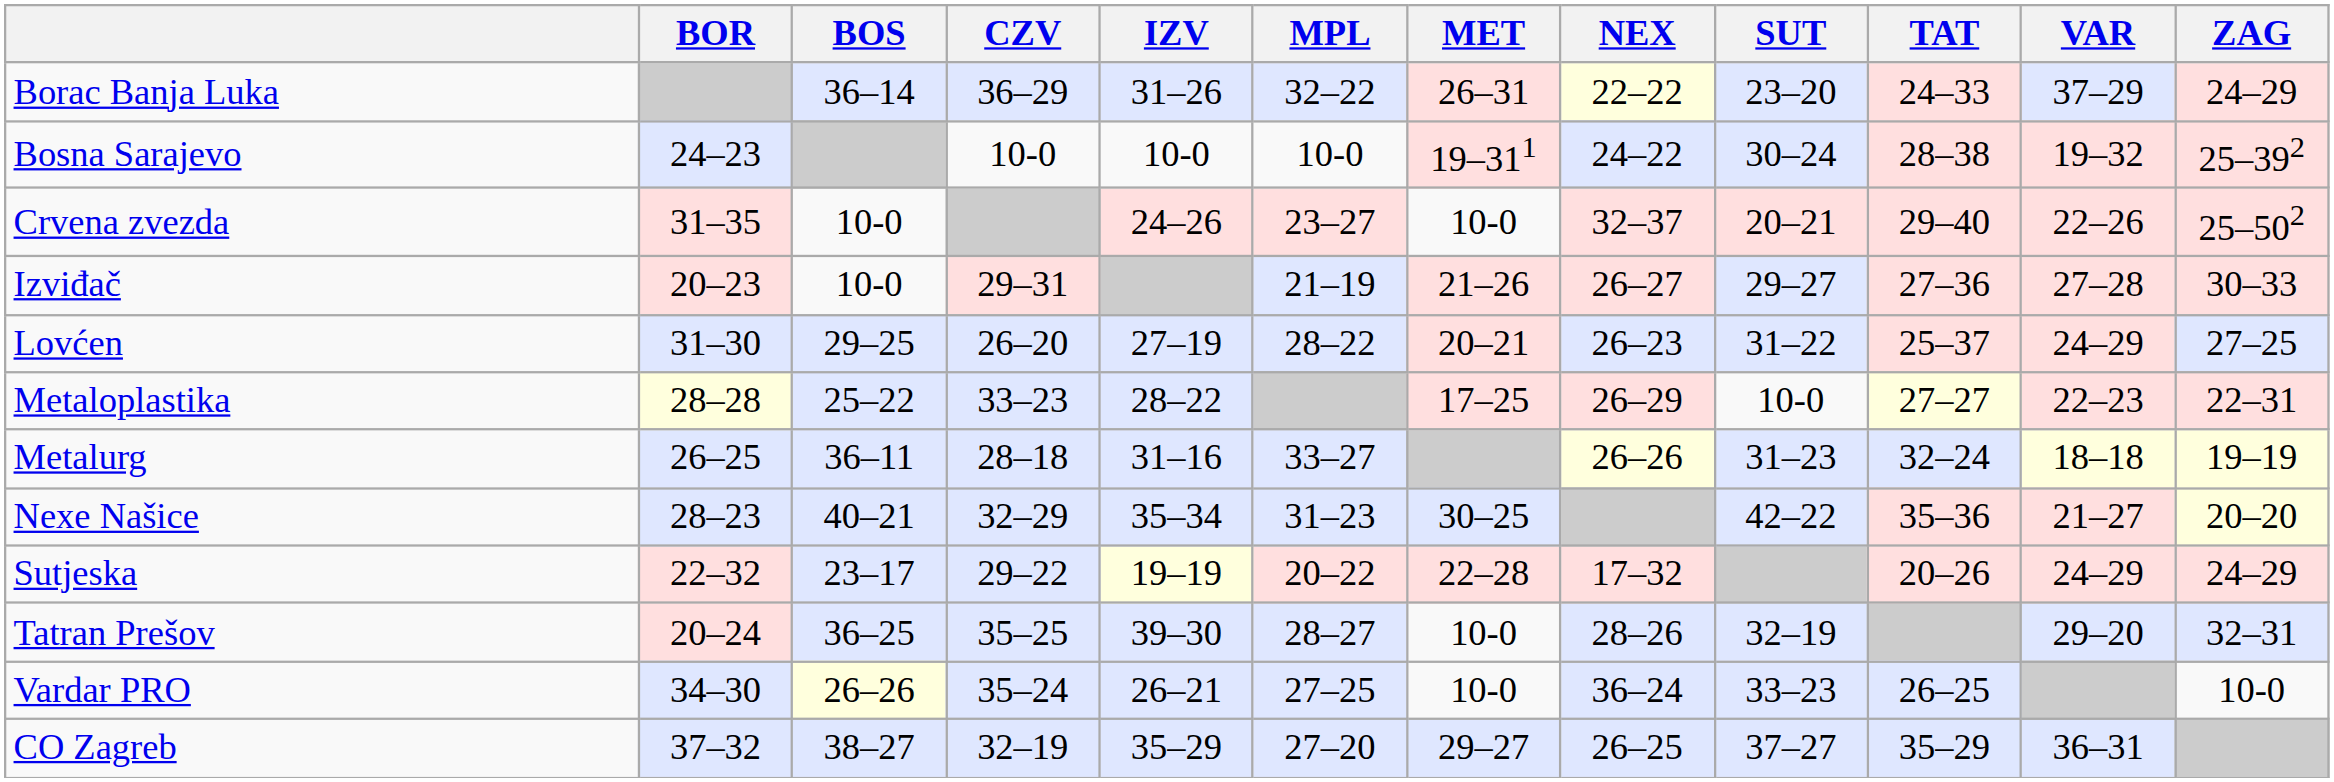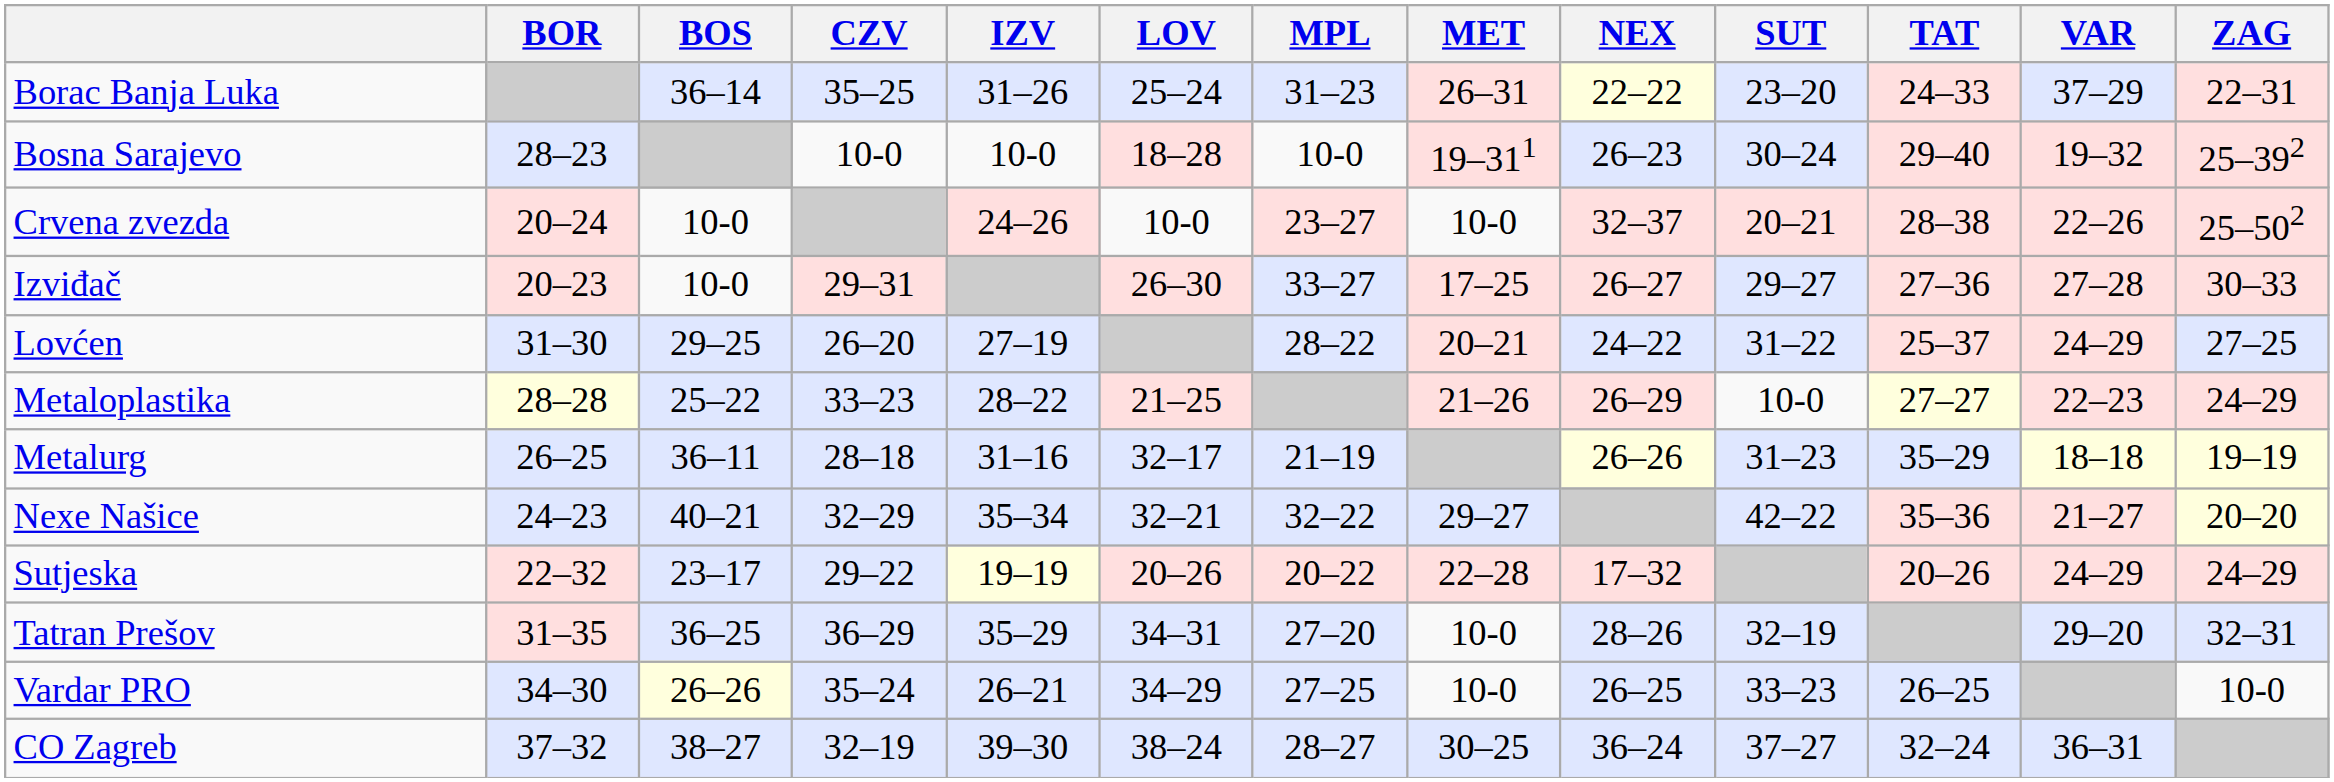+ column: (1176, 33)
(1023, 91) 36–29 -> (869, 91) 35–25
(1330, 91) 32–22 -> (1330, 91) 31–23
(2252, 91) 24–29 -> (2252, 91) 22–31
(716, 154) 24–23 -> (562, 154) 28–23
(1637, 154) 24–22 -> (1637, 154) 26–23
(1944, 154) 28–38 -> (1944, 154) 29–40
(716, 221) 31–35 -> (562, 221) 20–24
(1944, 221) 29–40 -> (1944, 221) 28–38
(1330, 284) 21–19 -> (1330, 284) 33–27
(1484, 284) 21–26 -> (1484, 284) 17–25
(1637, 342) 26–23 -> (1637, 342) 24–22
(1484, 400) 17–25 -> (1484, 400) 21–26
(2252, 400) 22–31 -> (2252, 400) 24–29
(1330, 458) 33–27 -> (1330, 458) 21–19
(1944, 458) 32–24 -> (1944, 458) 35–29
(716, 516) 28–23 -> (562, 516) 24–23
(1330, 516) 31–23 -> (1330, 516) 32–22
(1484, 516) 30–25 -> (1484, 516) 29–27
(716, 631) 20–24 -> (562, 631) 31–35
(1023, 631) 35–25 -> (869, 631) 36–29
(1176, 631) 39–30 -> (1023, 631) 35–29
(1330, 631) 28–27 -> (1330, 631) 27–20
(1637, 689) 36–24 -> (1637, 689) 26–25
(1176, 747) 35–29 -> (1023, 747) 39–30
(1330, 747) 27–20 -> (1330, 747) 28–27
(1484, 747) 29–27 -> (1484, 747) 30–25
(1637, 747) 26–25 -> (1637, 747) 36–24
(1944, 747) 35–29 -> (1944, 747) 32–24
